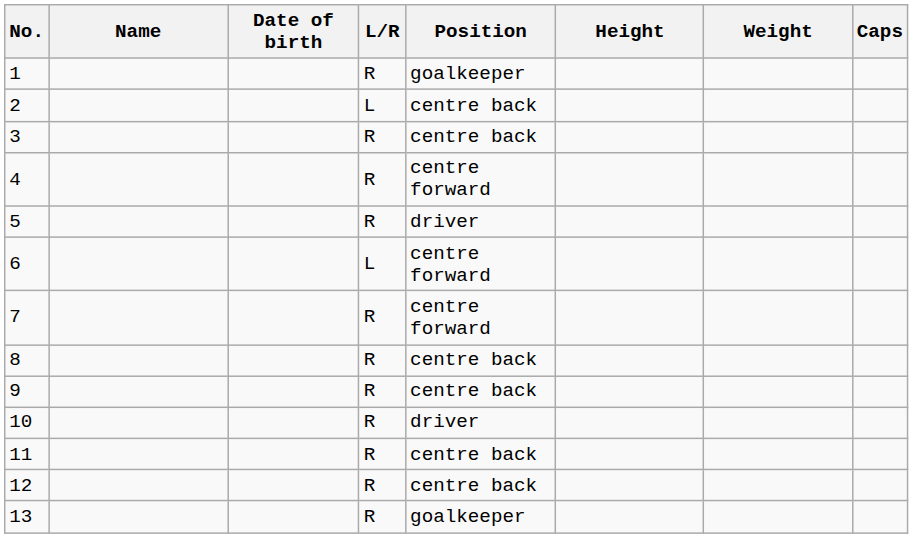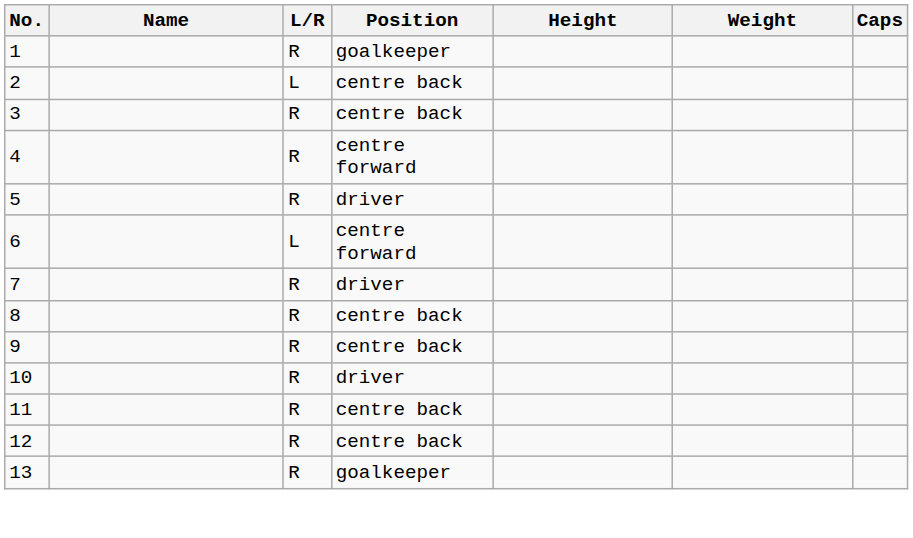- column: (293, 32)
(451, 318) centre forward -> (370, 284) driver
